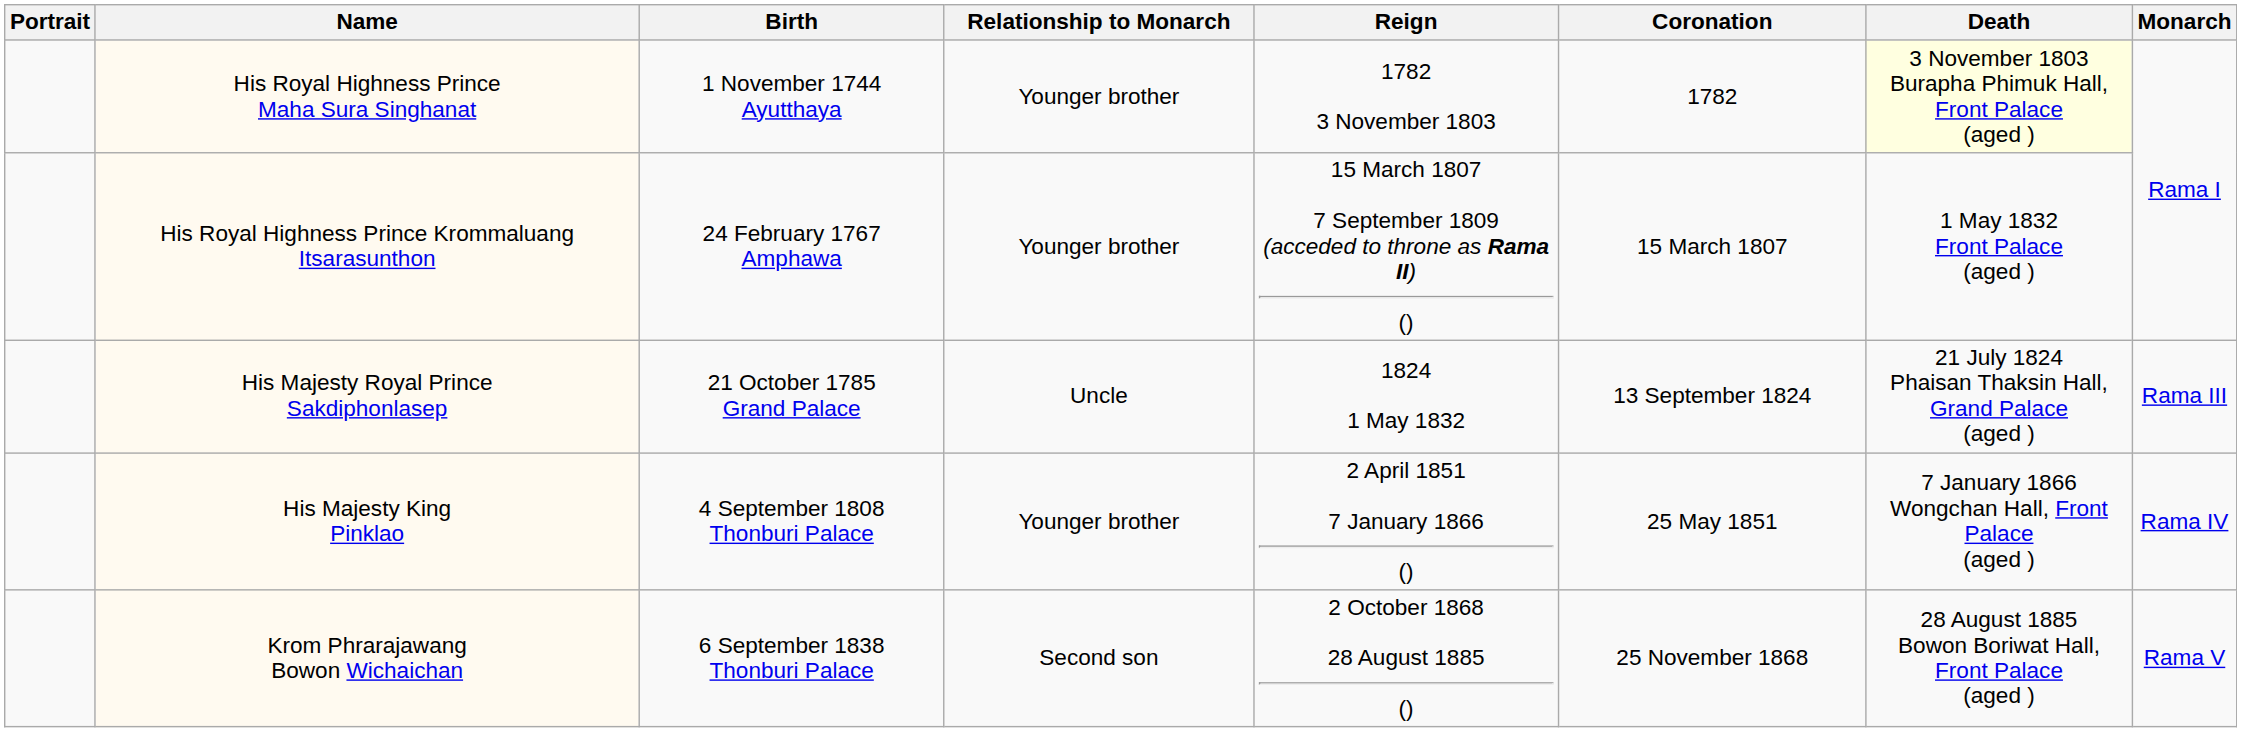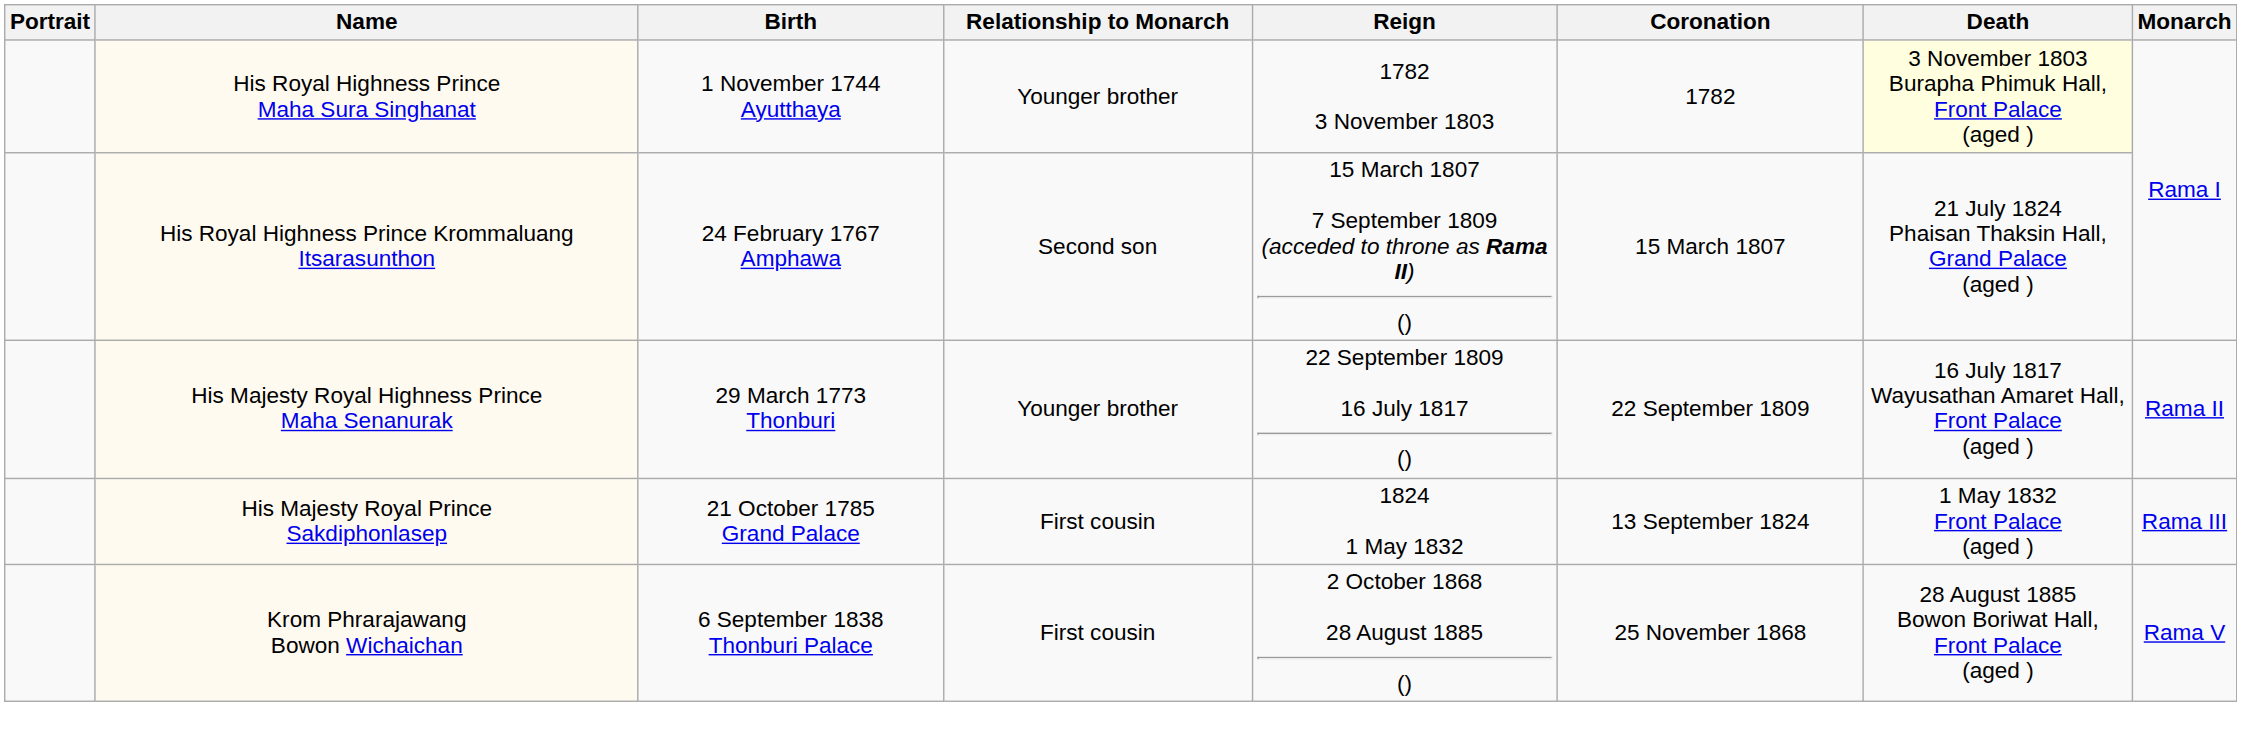(1099, 246) Younger brother -> (1098, 246) Second son
(1999, 246) 1 May 1832 Front Palace (aged ) -> (1998, 246) 21 July 1824 Phaisan Thaksin Hall, Grand Palace (aged )
+ row: (367, 408)
(1099, 396) Uncle -> (1098, 520) First cousin
(1999, 396) 21 July 1824 Phaisan Thaksin Hall, Grand Palace (aged ) -> (1998, 520) 1 May 1832 Front Palace (aged )
- row: (367, 520)
(1099, 658) Second son -> (1098, 632) First cousin
